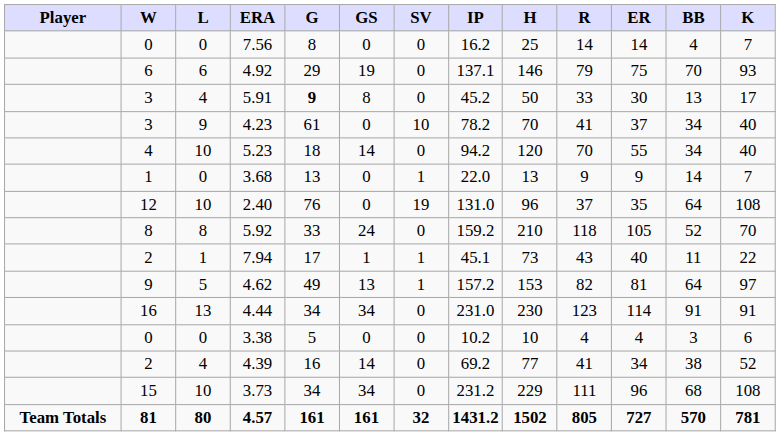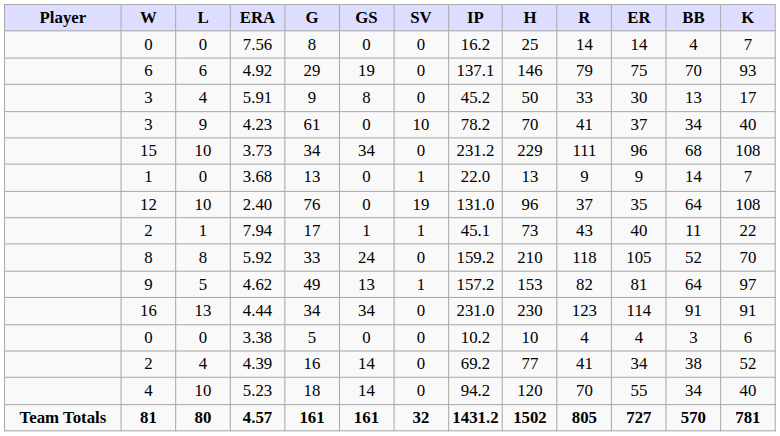(312, 97) bold -> (312, 97) normal
rows swapped: (257, 151) <-> (257, 390)
rows swapped: (257, 230) <-> (257, 257)
